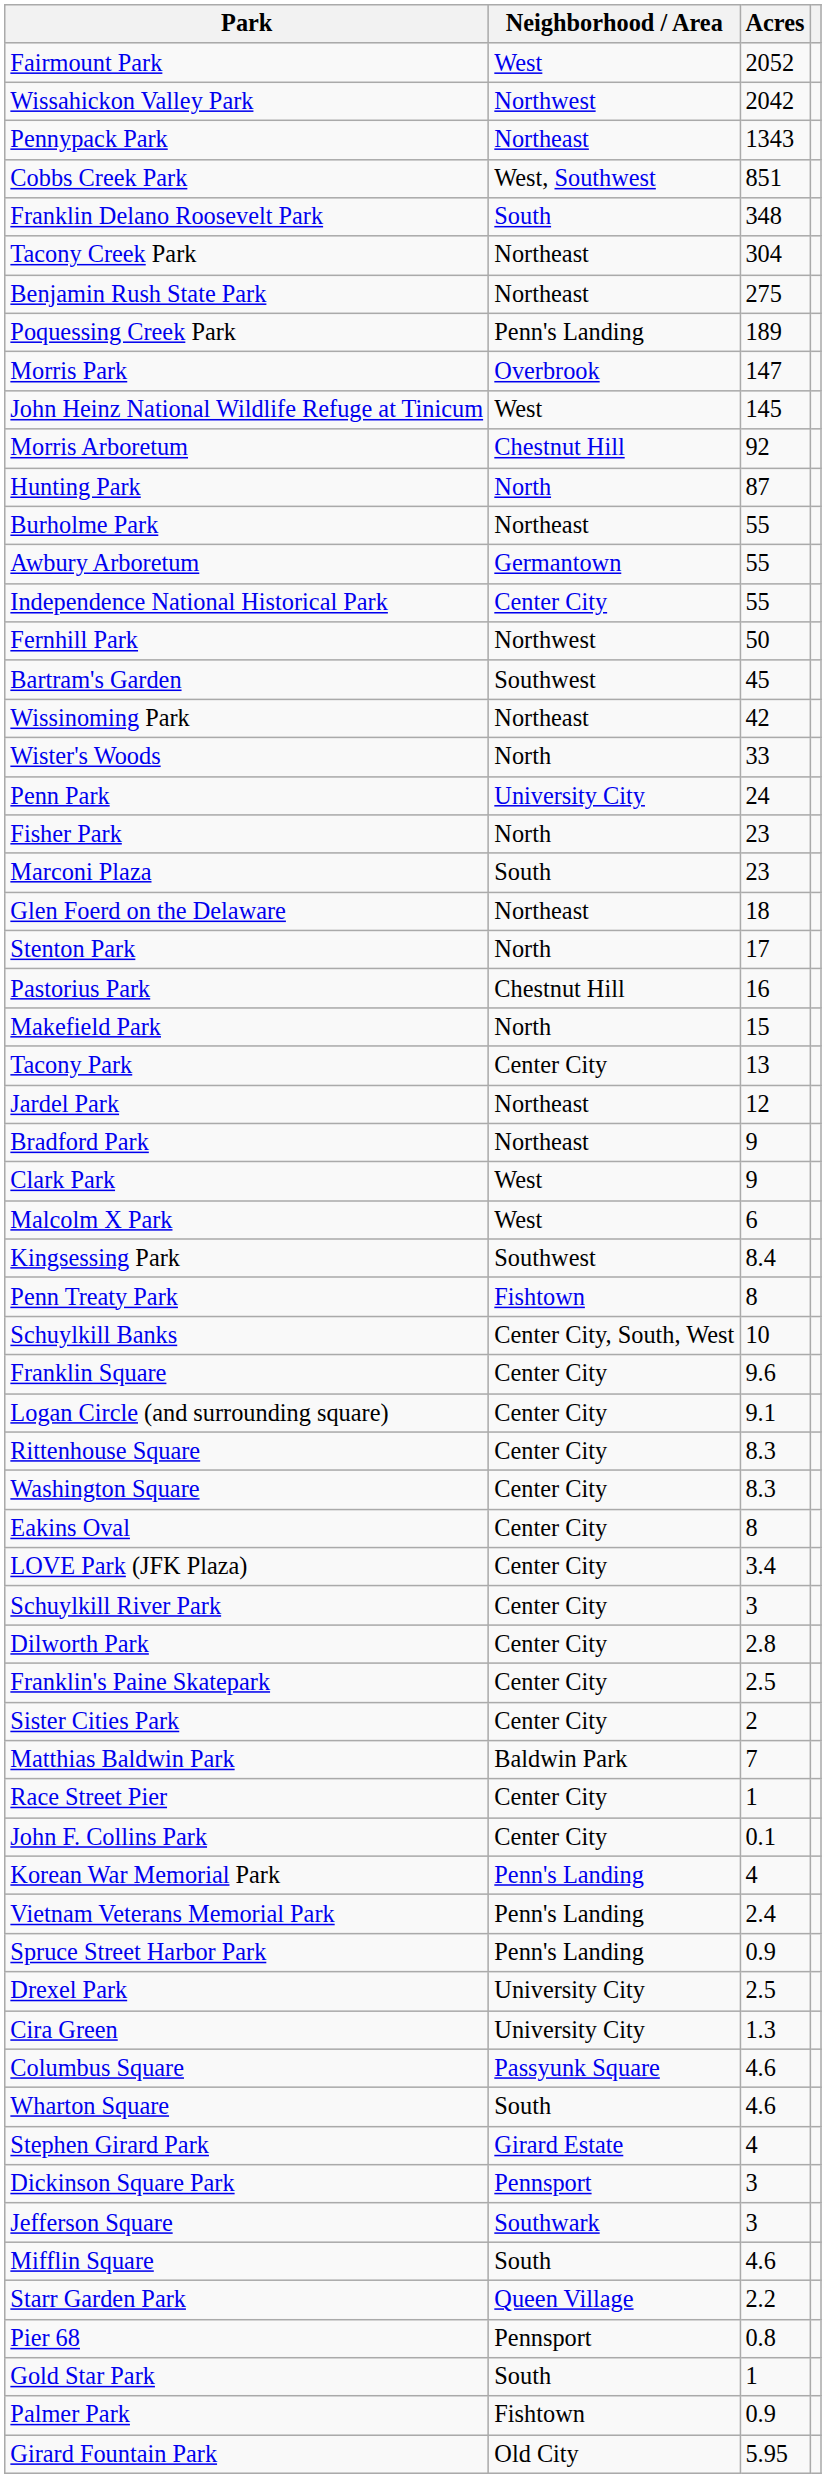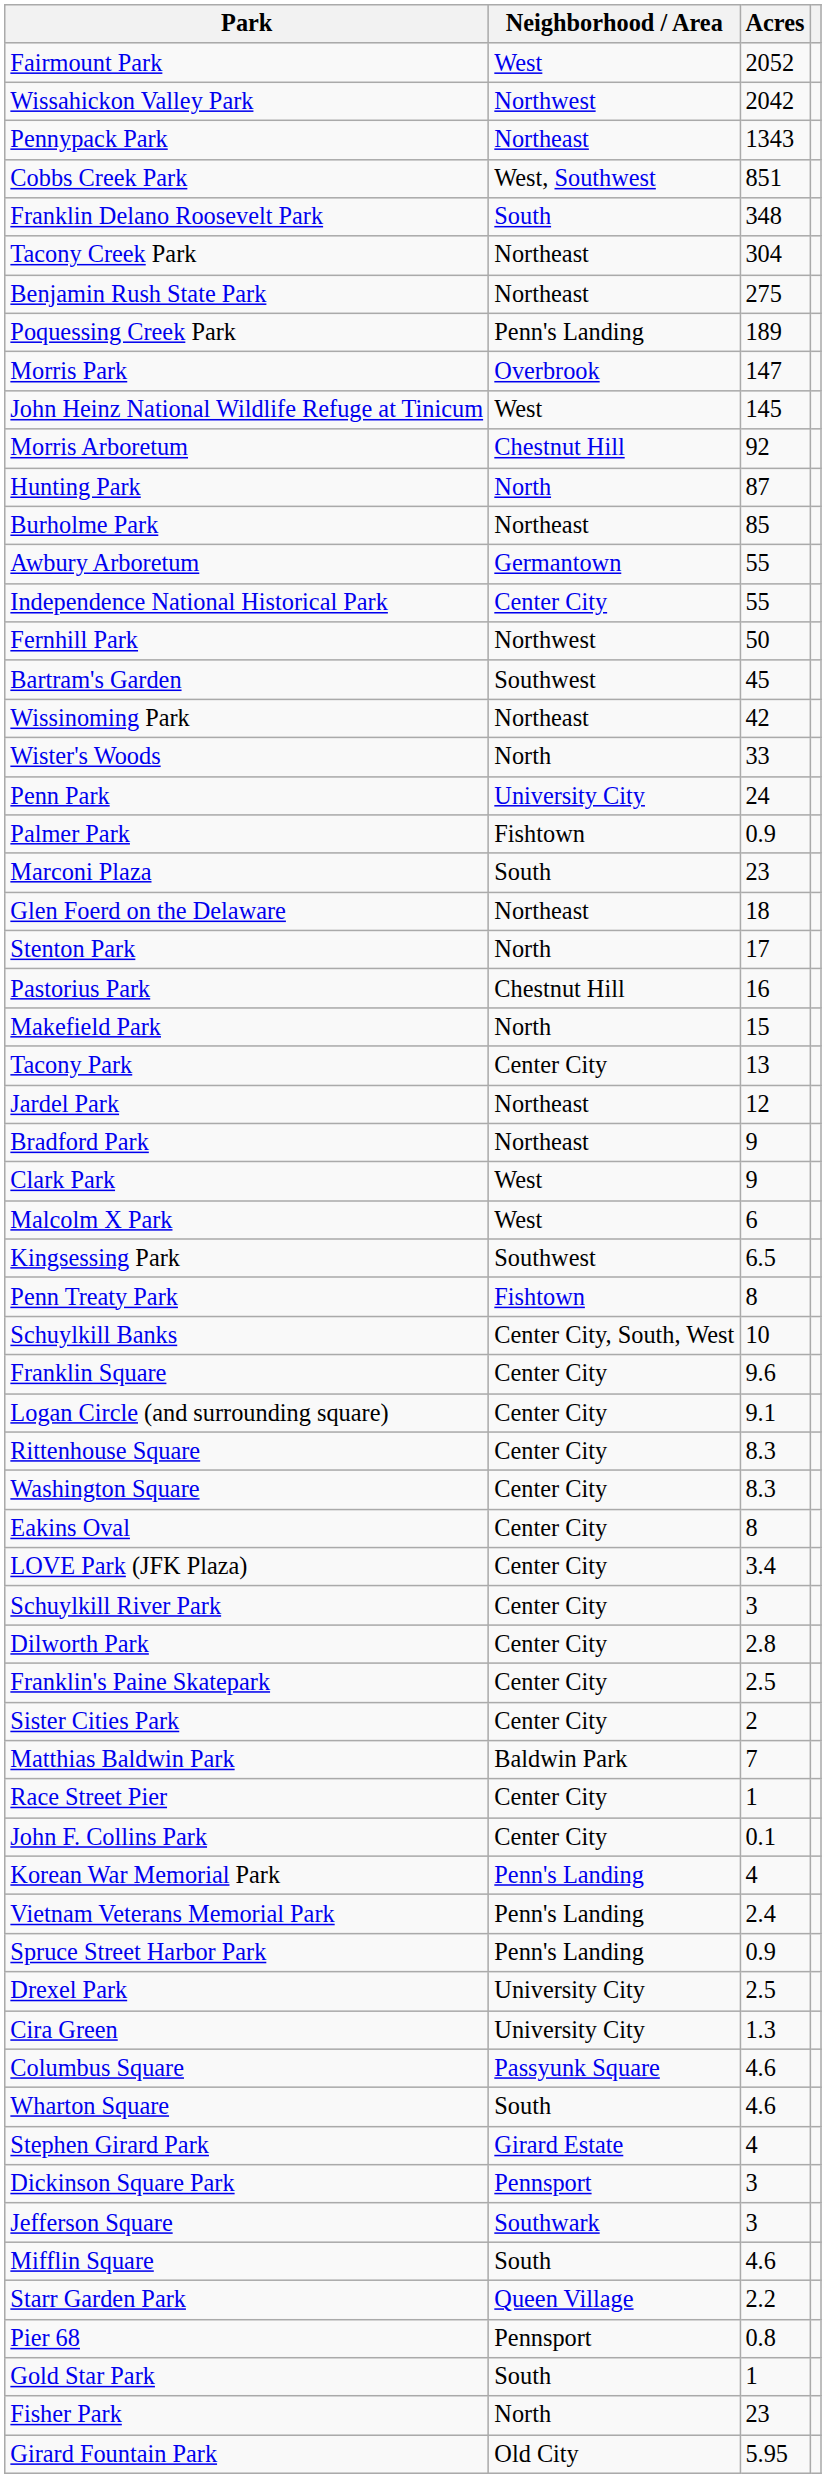(758, 525) 55 -> (758, 525) 85
rows swapped: (66, 833) <-> (70, 2415)
(761, 1258) 8.4 -> (761, 1258) 6.5
